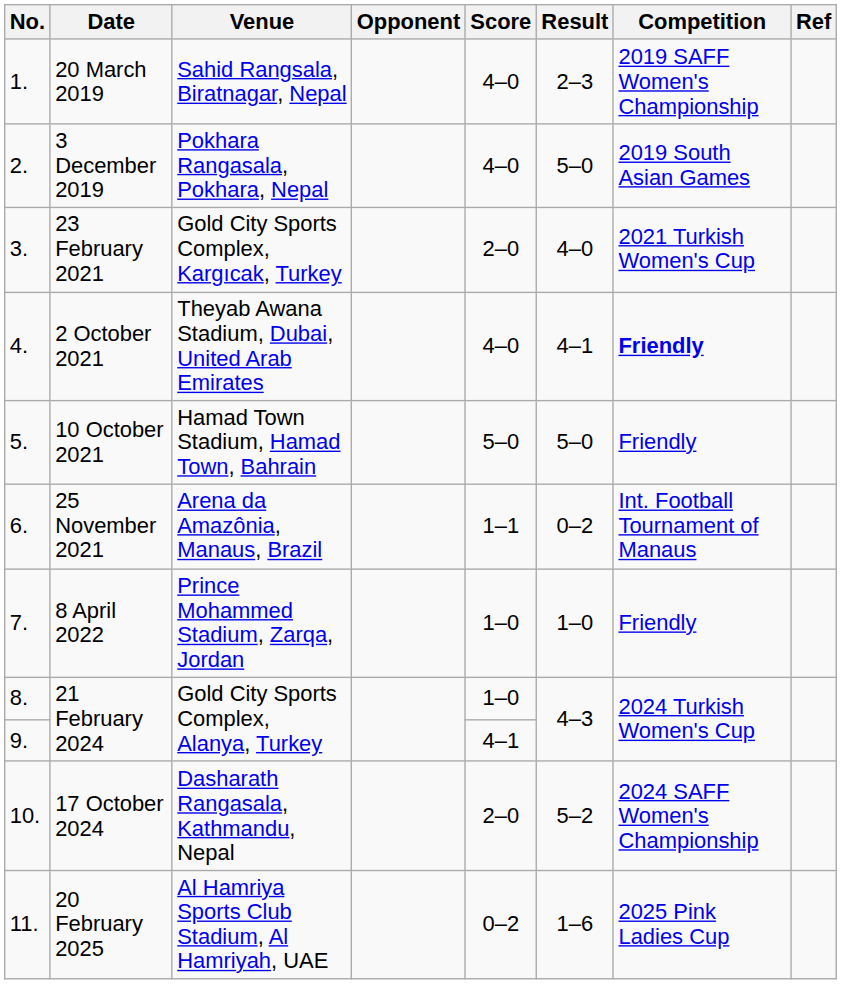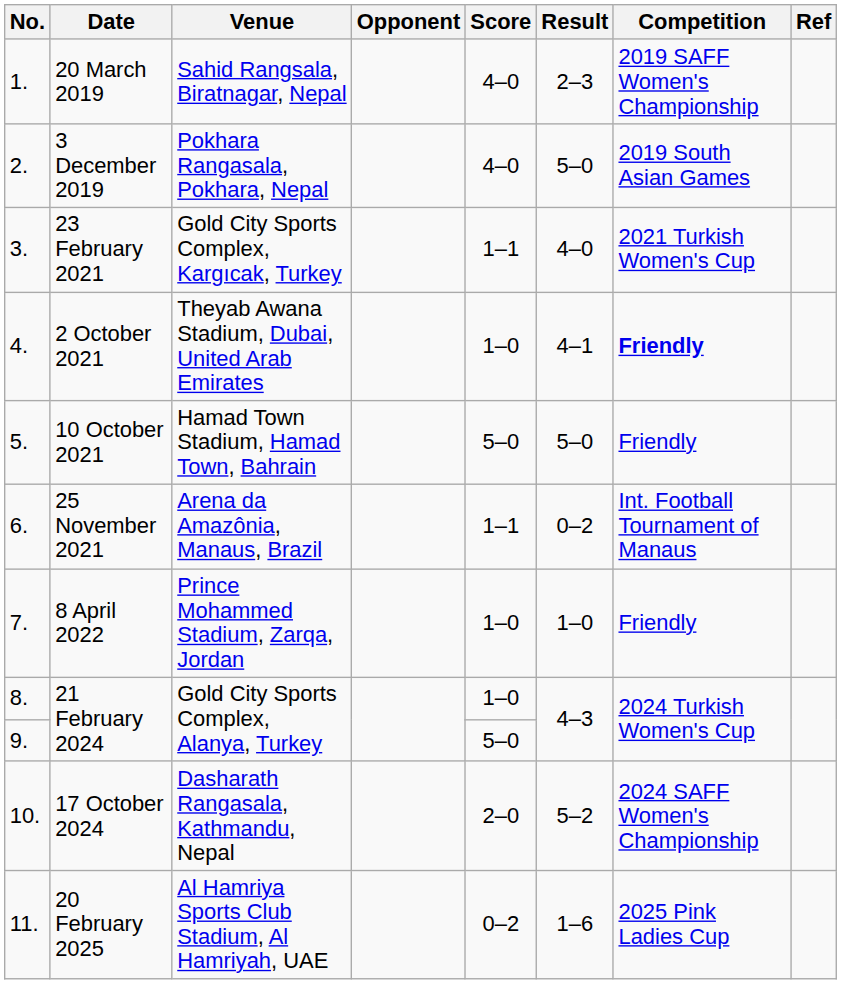(501, 249) 2–0 -> (501, 249) 1–1
(501, 345) 4–0 -> (501, 345) 1–0
(501, 740) 4–1 -> (501, 740) 5–0
